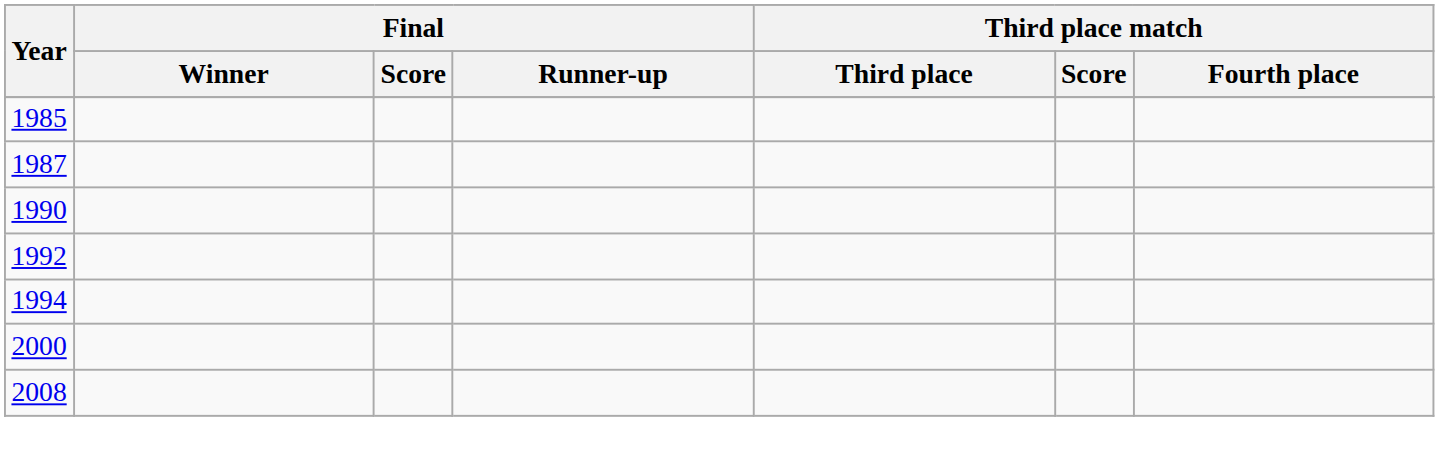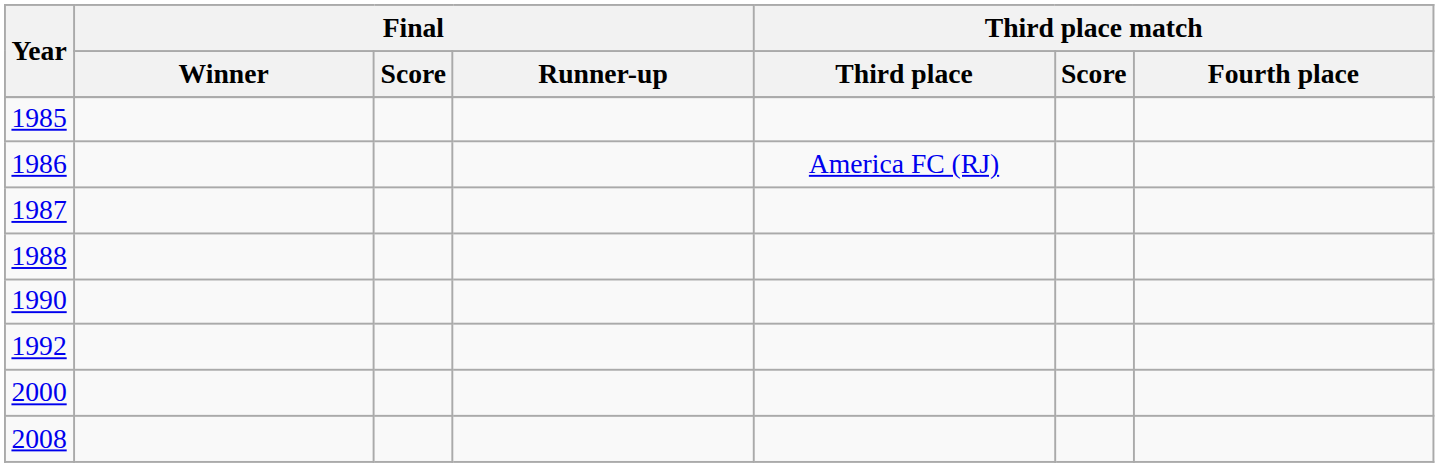+ row: (39, 164)
+ row: (39, 255)
- row: (39, 301)
